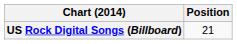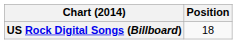(208, 30) 21 -> (208, 30) 18
